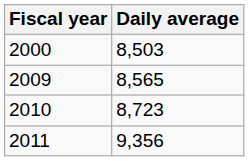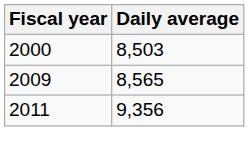- row: (30, 110)
